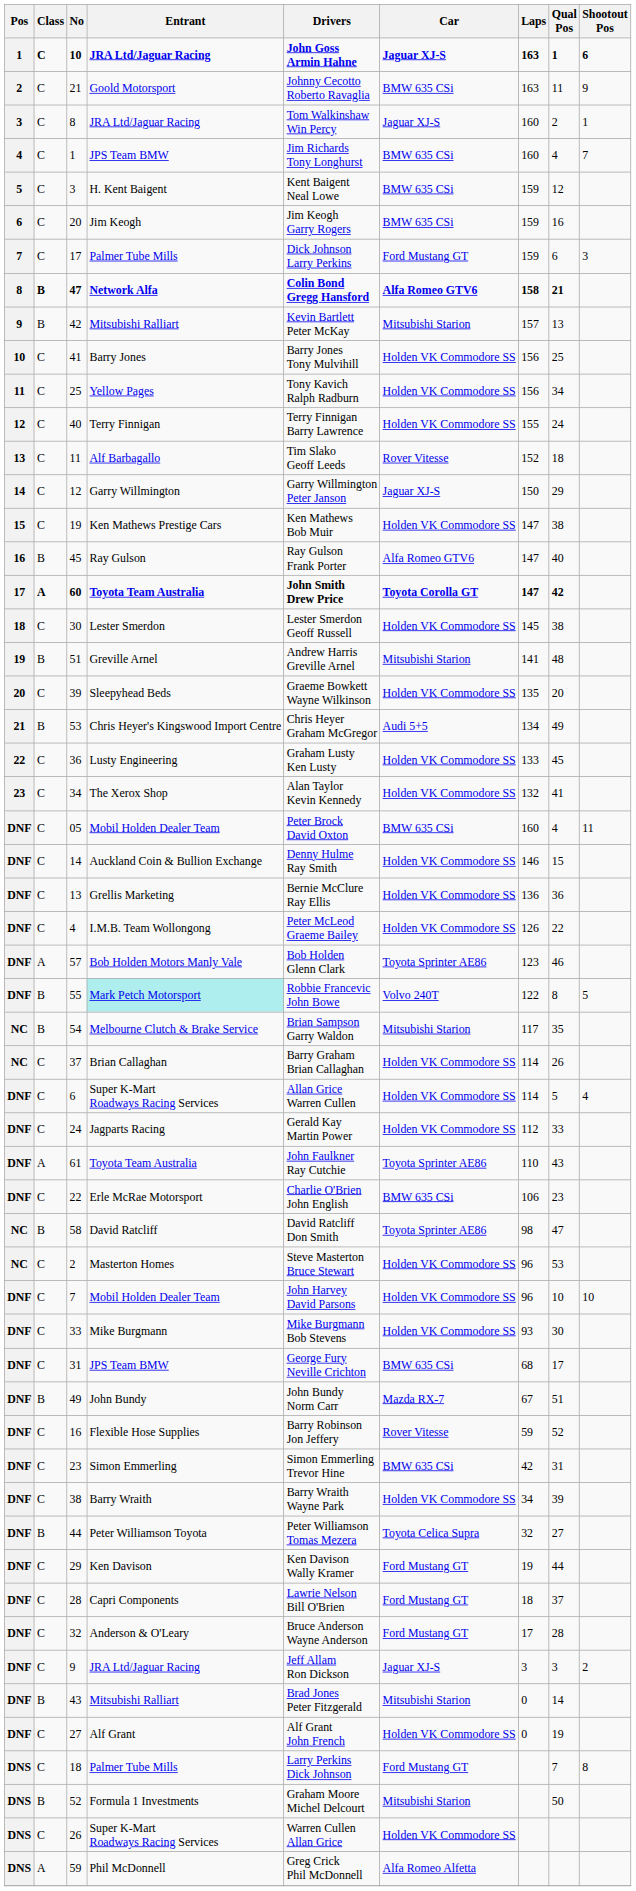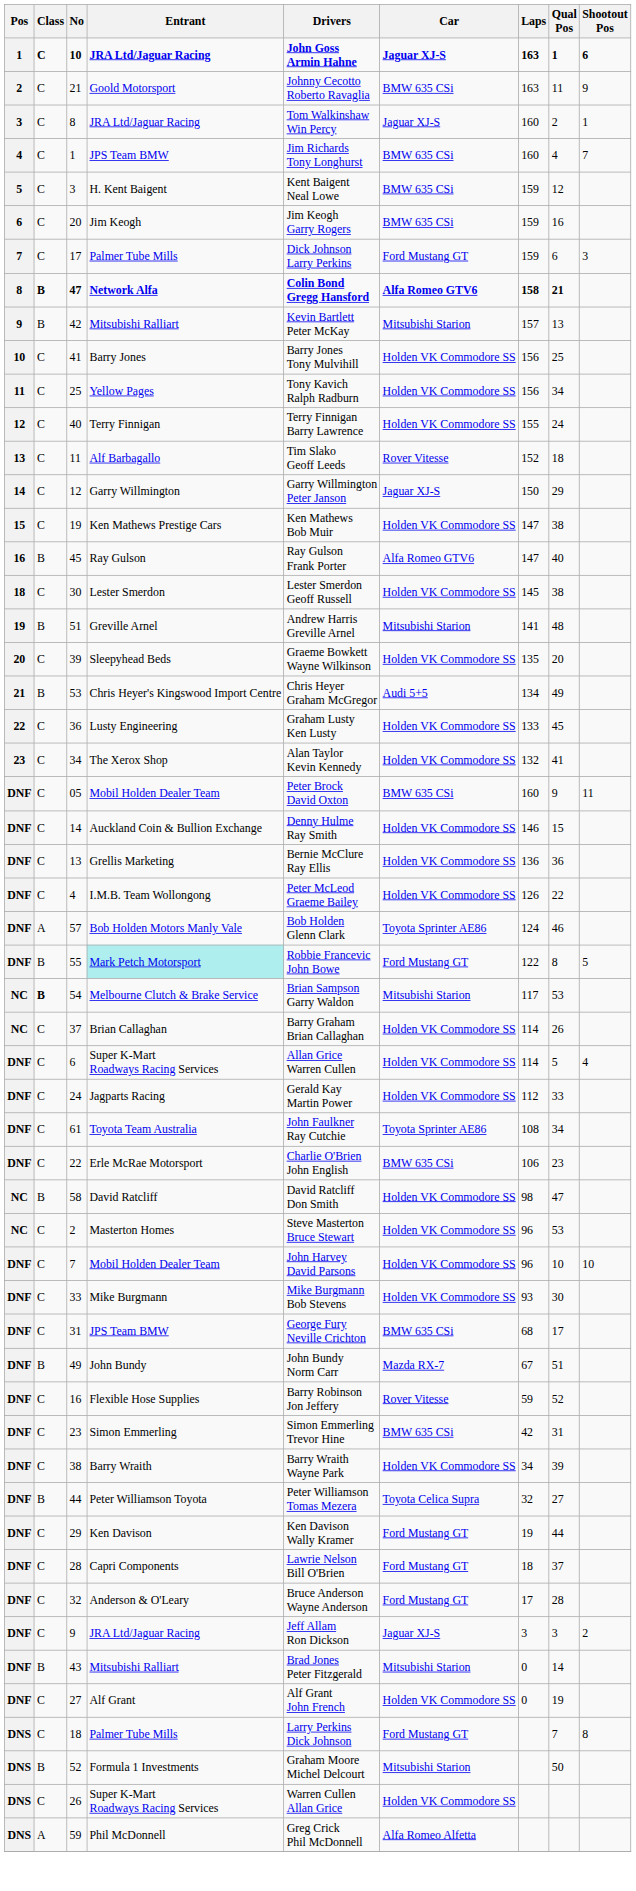- row: (75, 592)
(555, 827) 4 -> (555, 794) 9
(530, 961) 123 -> (530, 928) 124
(411, 995) Volvo 240T -> (425, 961) Ford Mustang GT
(41, 1029) normal -> (41, 995) bold
(558, 1029) 35 -> (558, 995) 53
(41, 1163) A -> (41, 1129) C
(530, 1163) 110 -> (530, 1129) 108
(558, 1163) 43 -> (558, 1129) 34
(435, 1230) Toyota Sprinter AE86 -> (449, 1197) Holden VK Commodore SS
